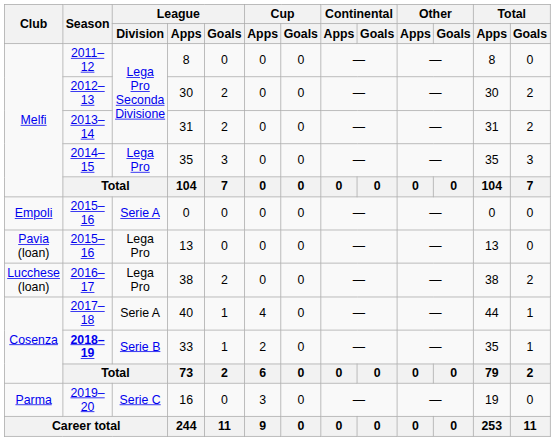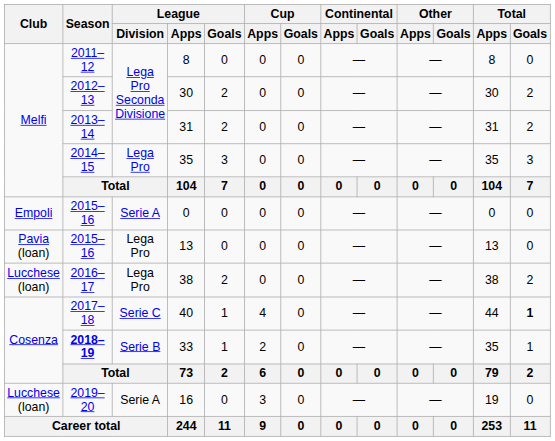(140, 313) Serie A -> (140, 313) Serie C
(530, 313) normal -> (530, 313) bold
(34, 399) Parma -> (34, 399) Lucchese (loan)
(140, 399) Serie C -> (140, 399) Serie A
